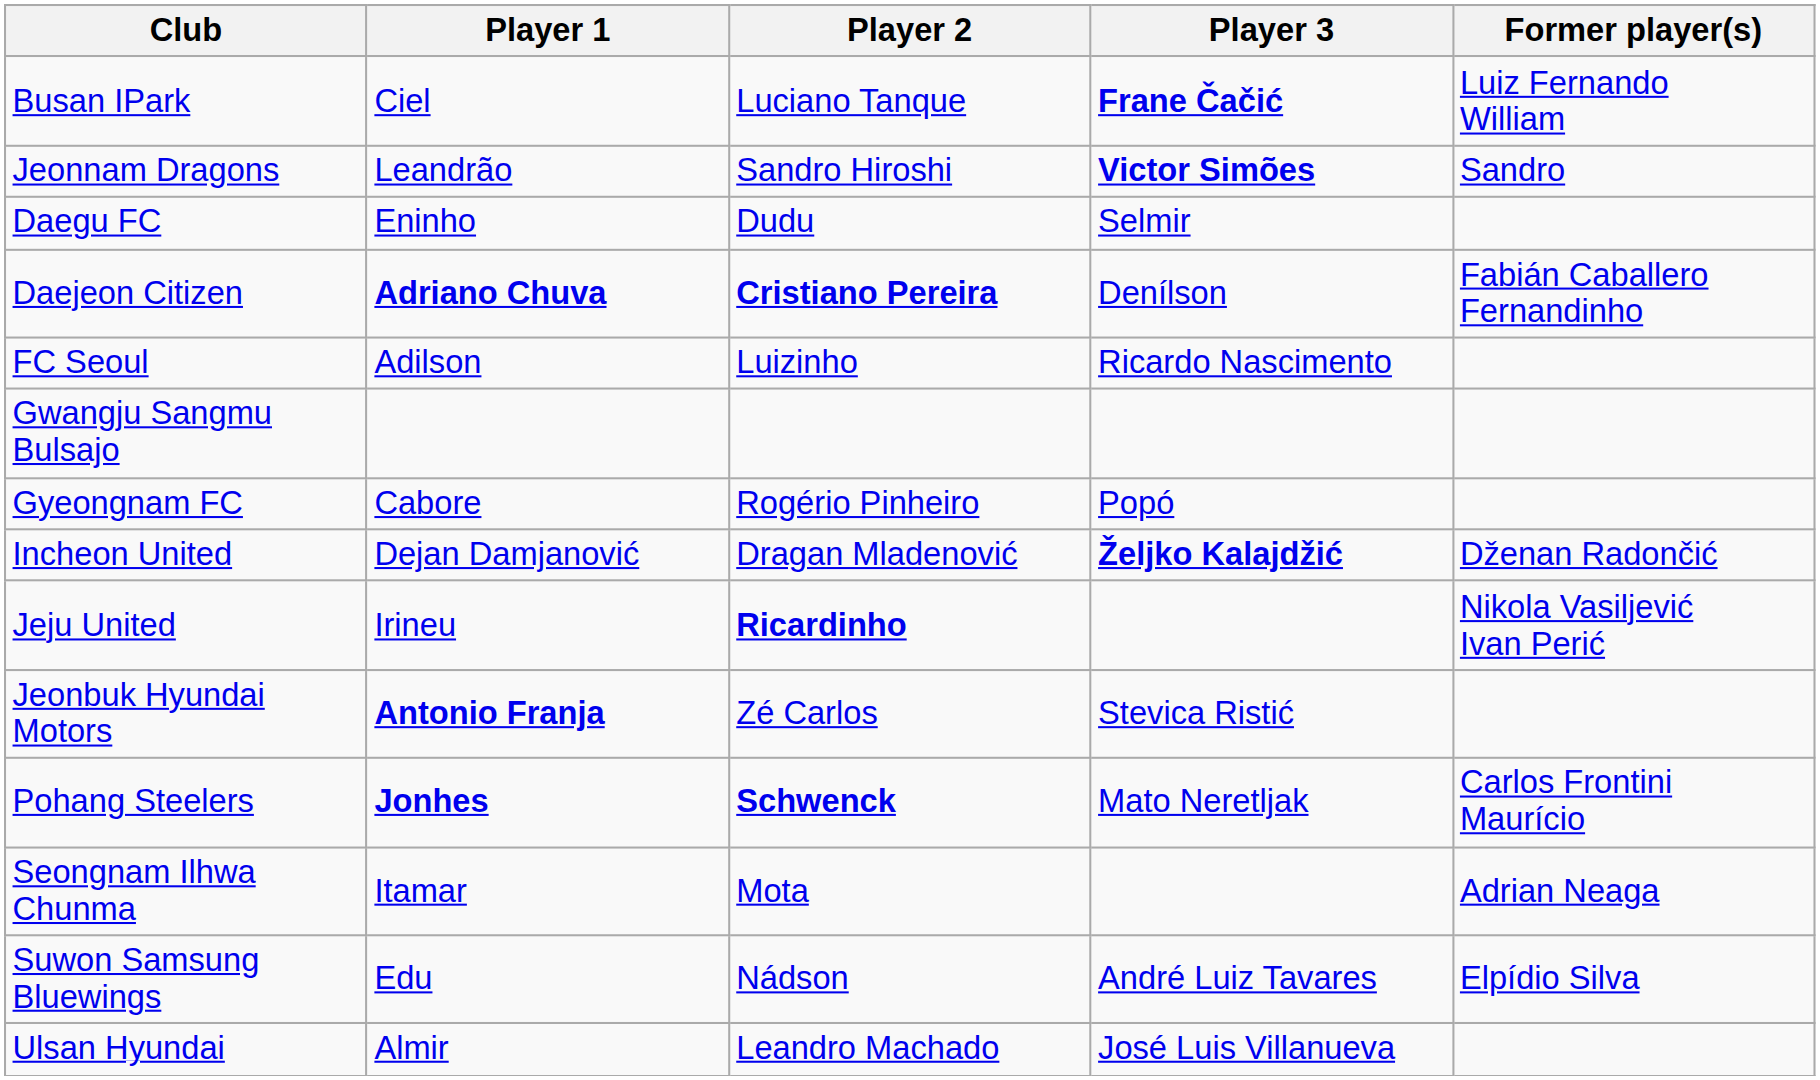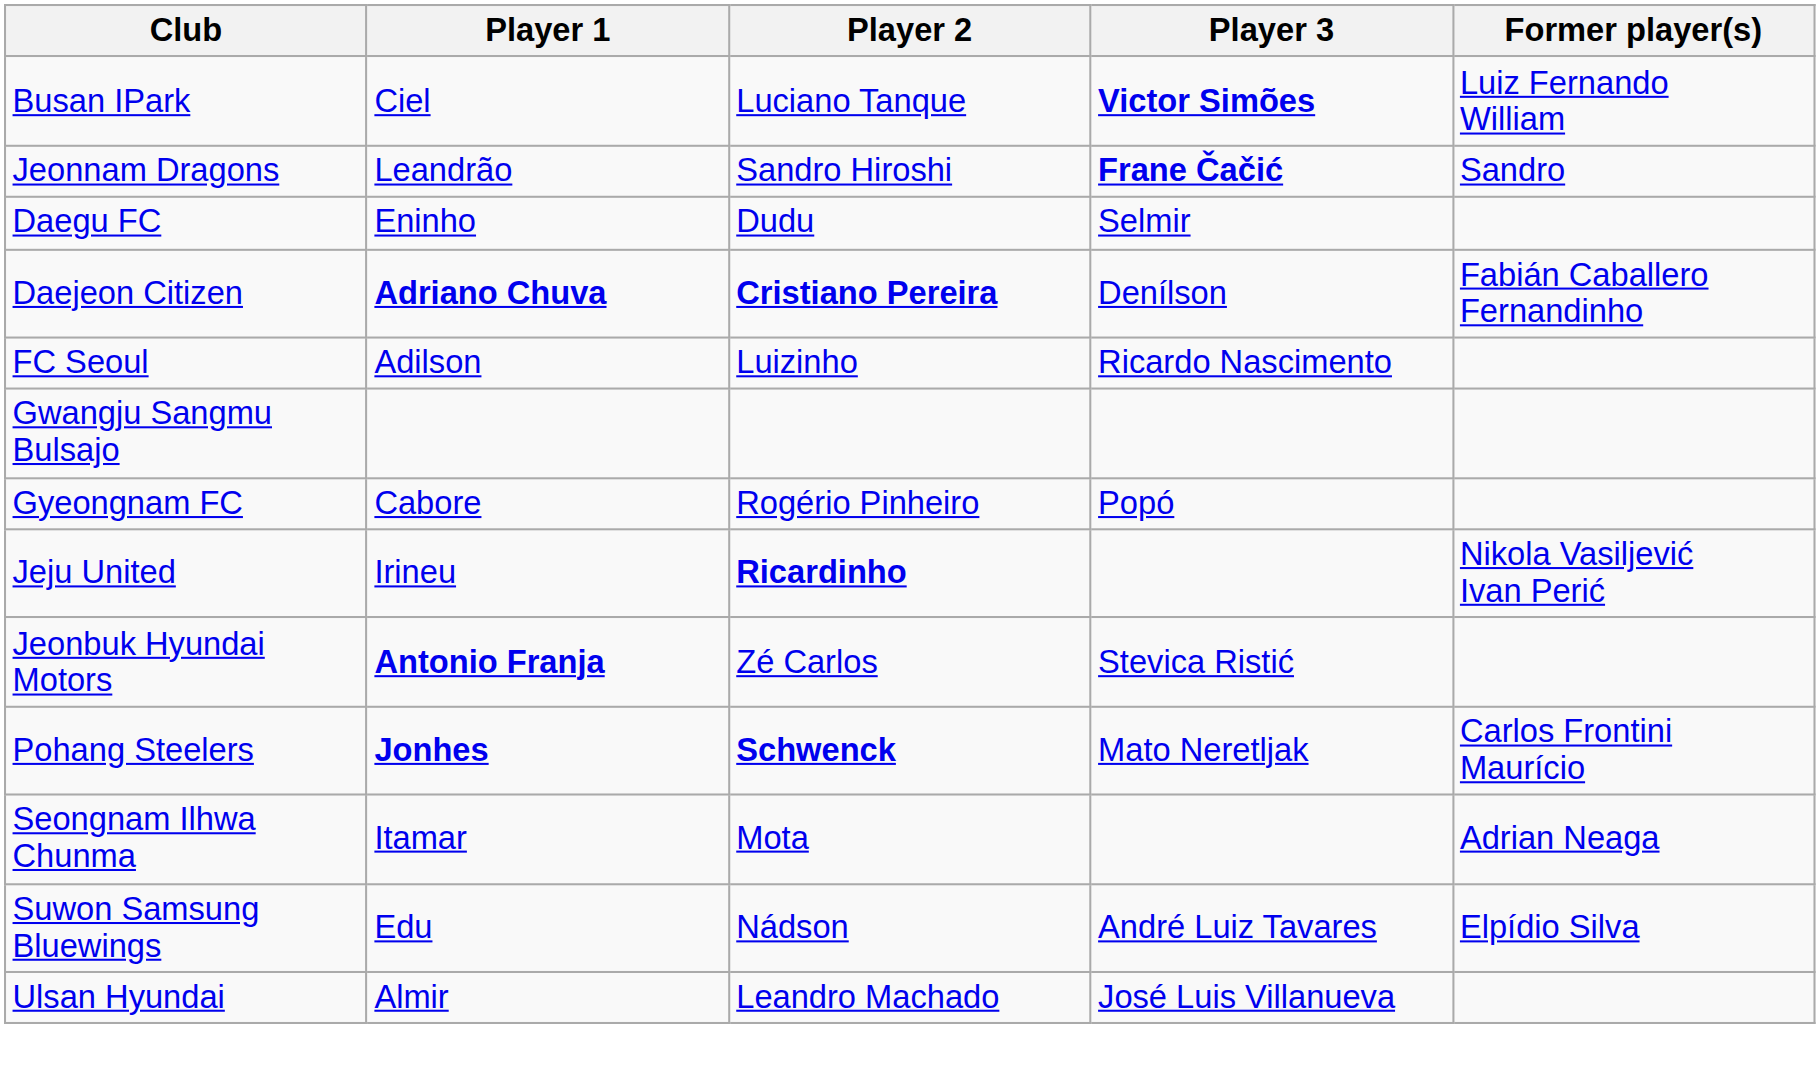(1191, 100) Frane Čačić -> (1207, 100) Victor Simões
(1207, 170) Victor Simões -> (1191, 170) Frane Čačić
- row: (122, 554)
